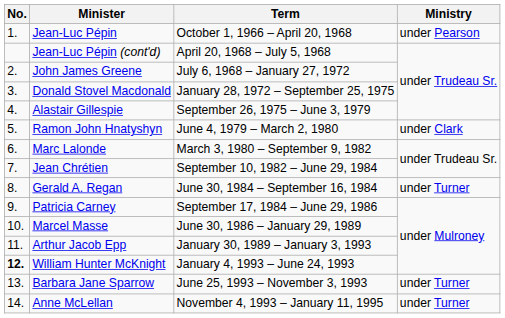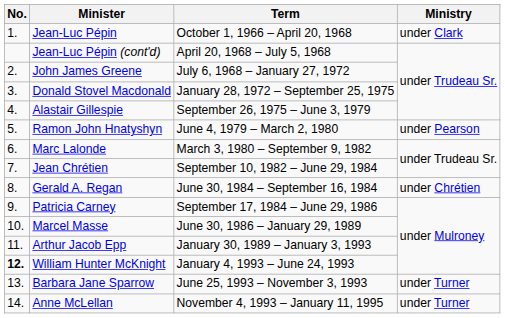(440, 33) under Pearson -> (431, 33) under Clark
(431, 129) under Clark -> (440, 129) under Pearson
(435, 187) under Turner -> (440, 187) under Chrétien
